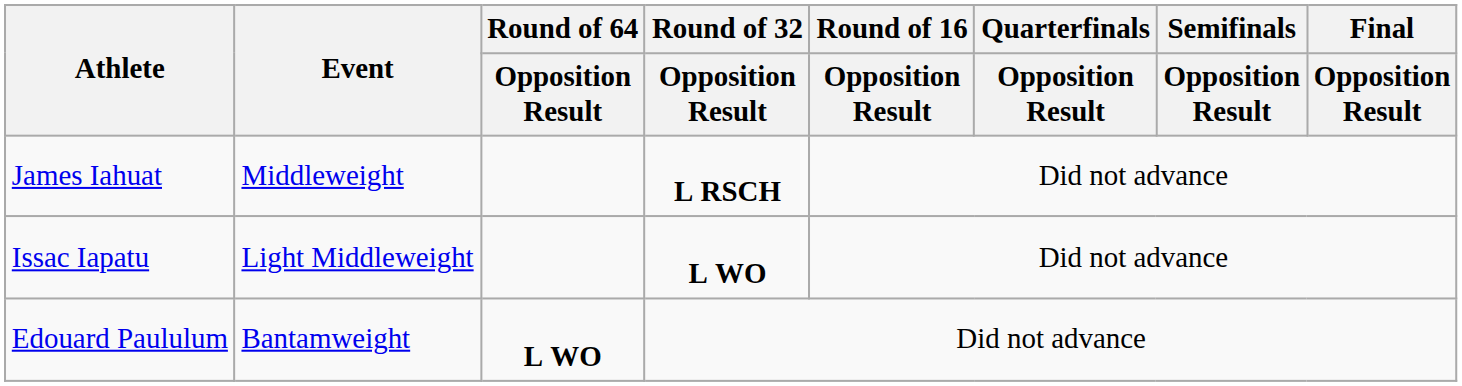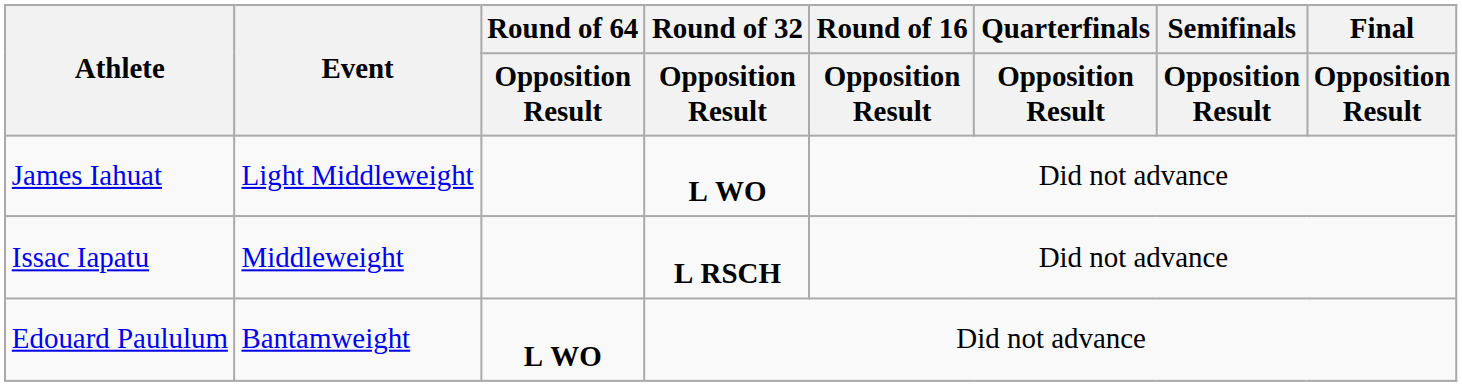(323, 175) Middleweight -> (358, 175) Light Middleweight
(727, 192) L RSCH -> (727, 192) L WO
(358, 257) Light Middleweight -> (323, 257) Middleweight
(727, 274) L WO -> (727, 274) L RSCH
